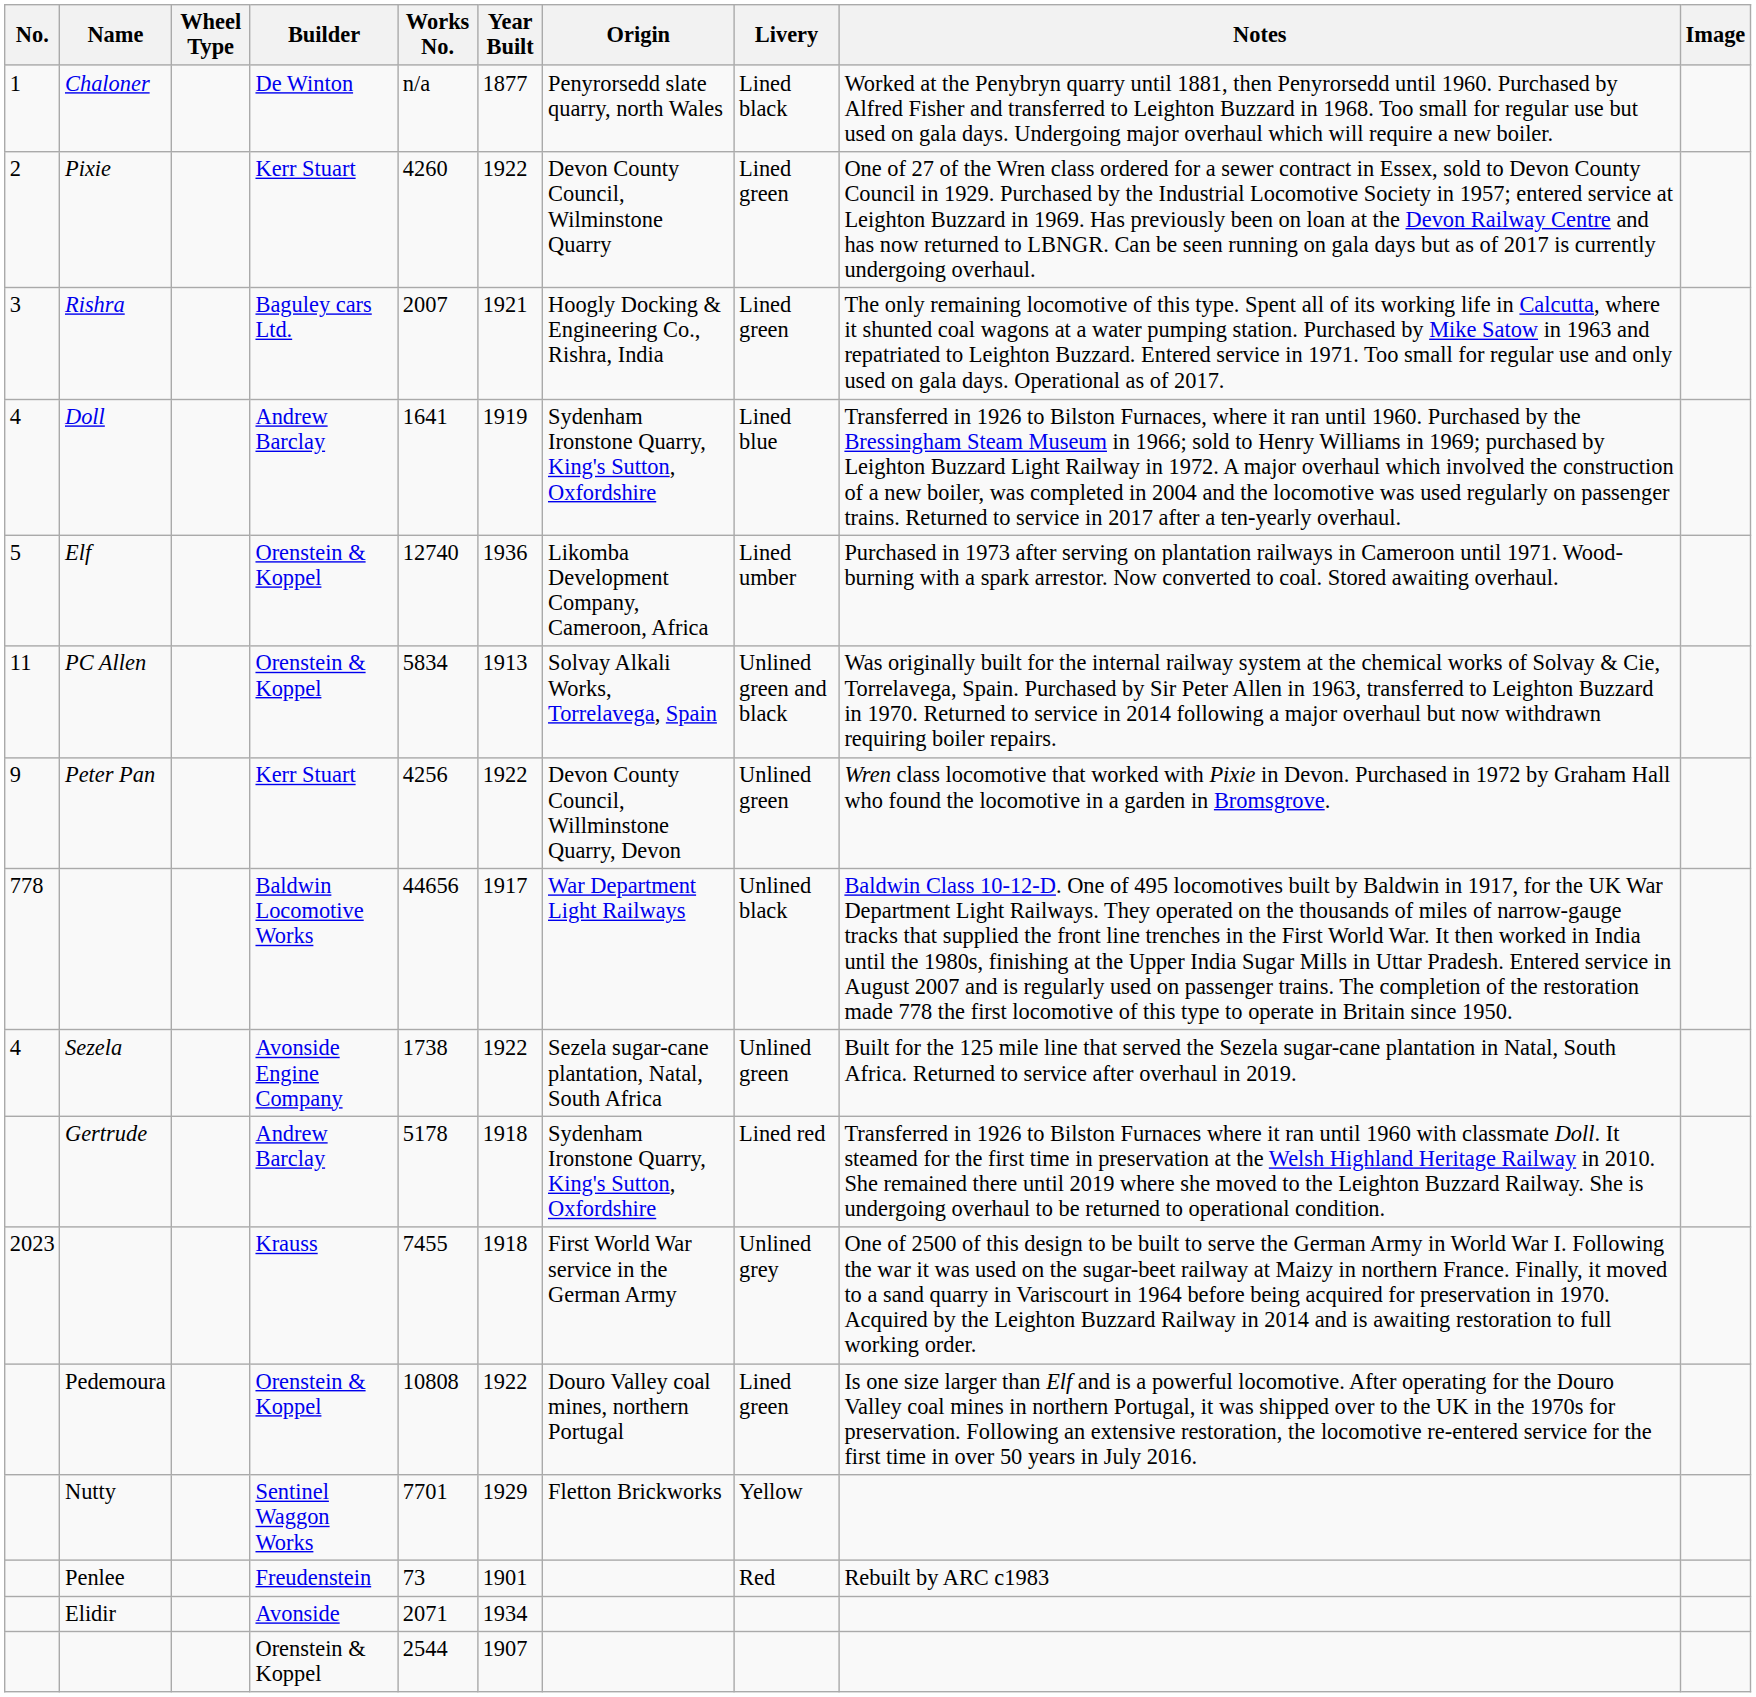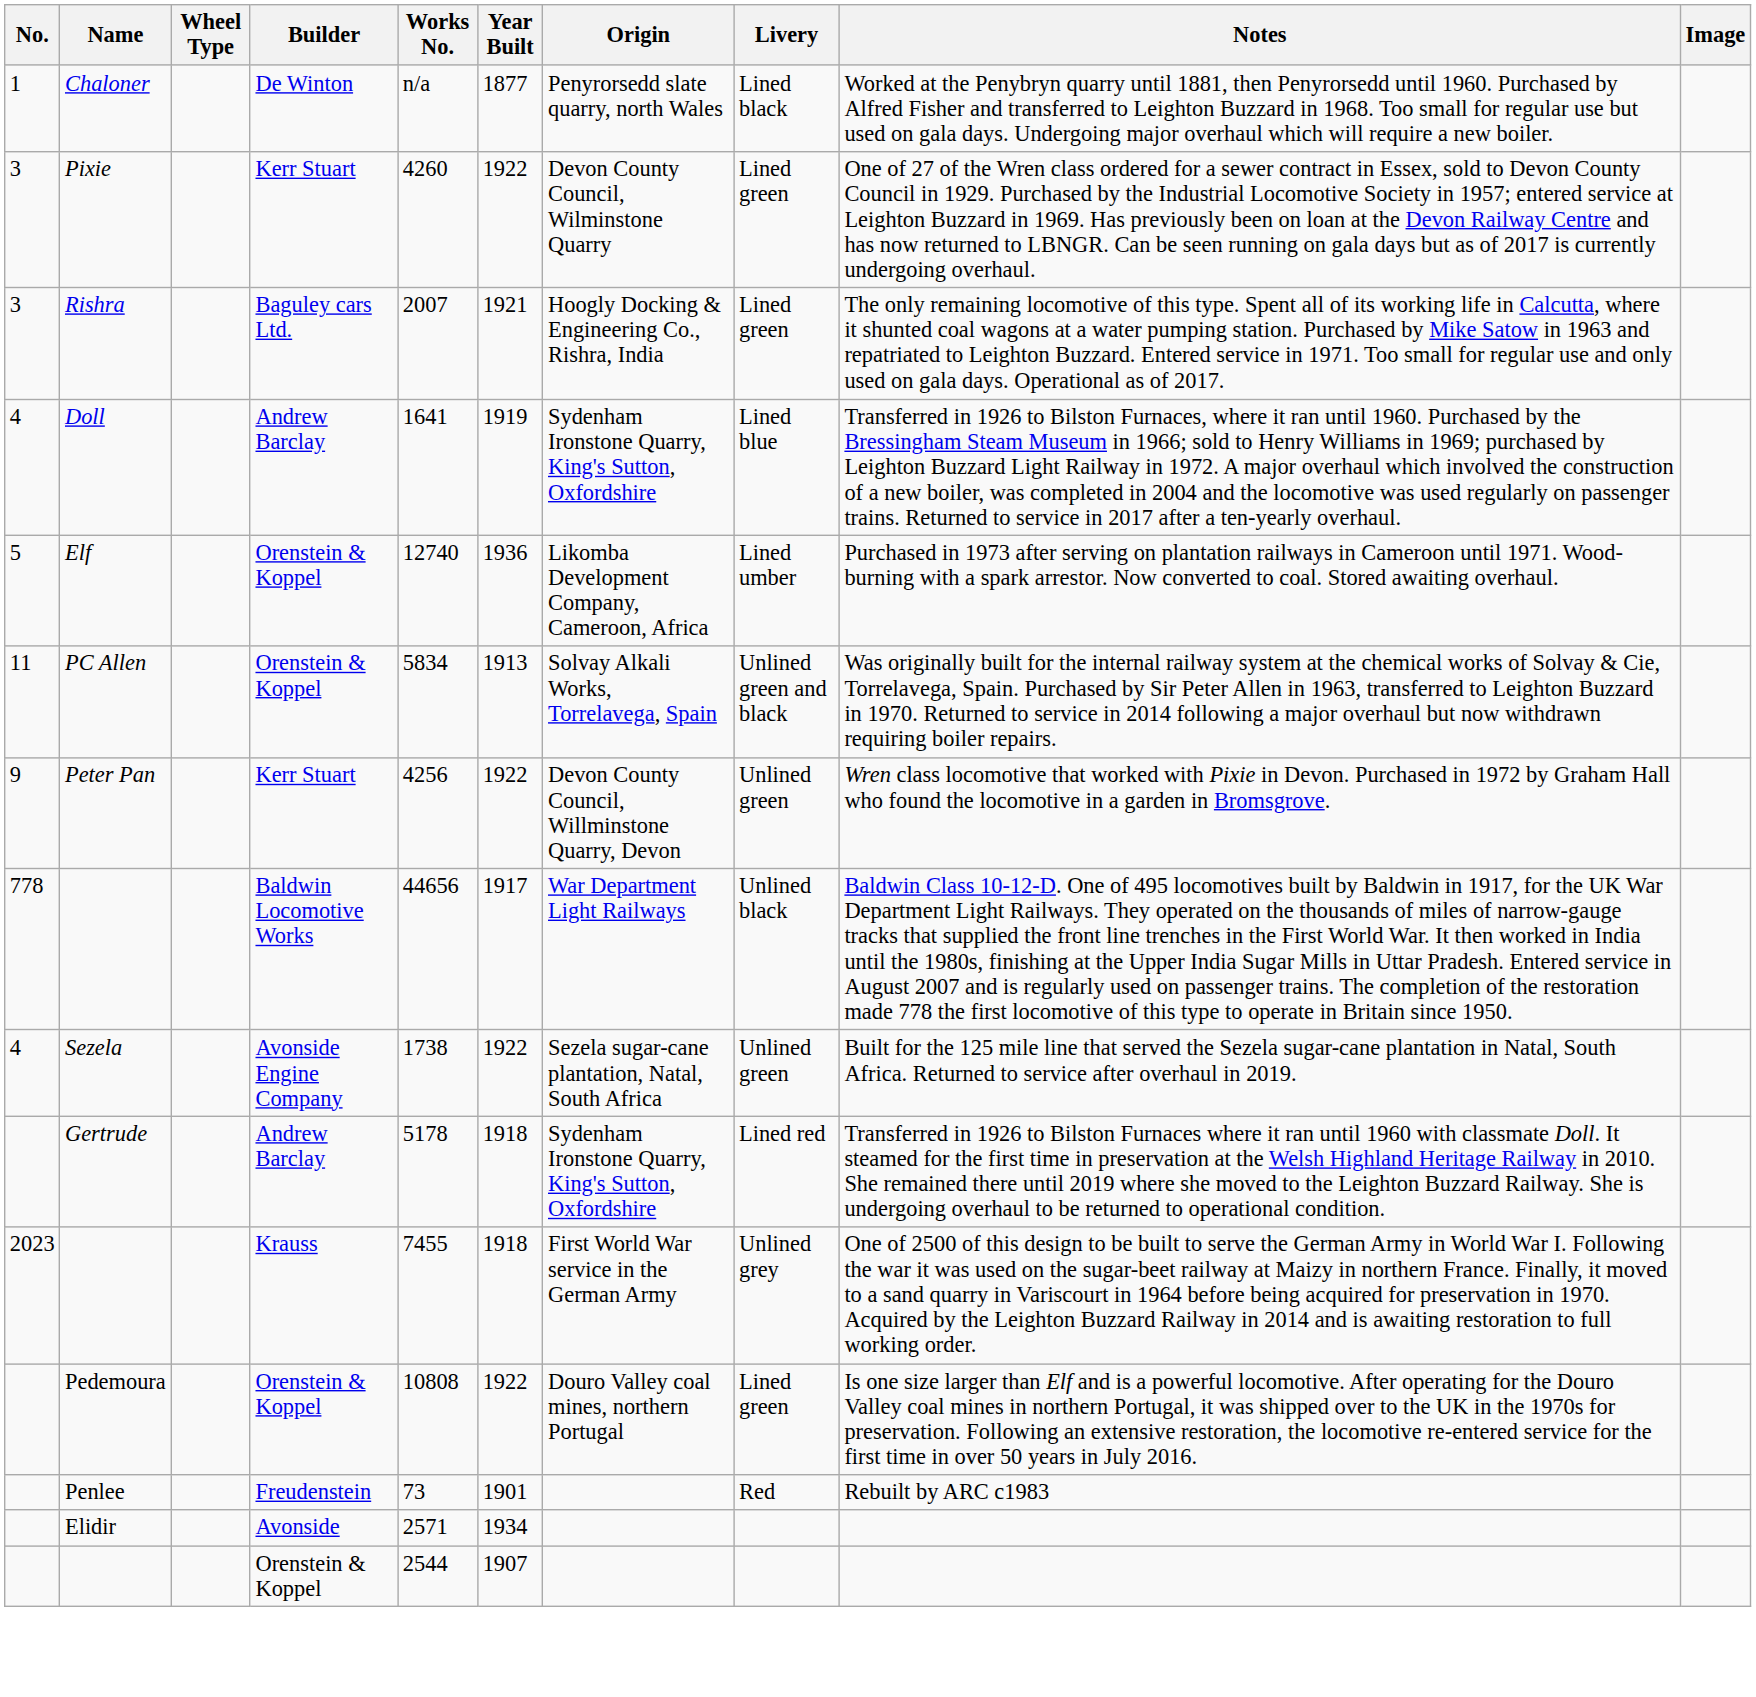(15, 168) 2 -> (15, 168) 3
- row: (91, 1492)
(425, 1613) 2071 -> (425, 1527) 2571
